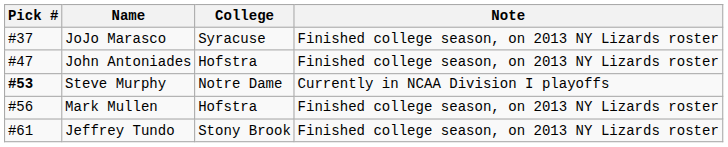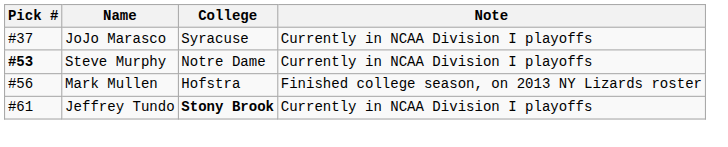(508, 39) Finished college season, on 2013 NY Lizards roster -> (437, 39) Currently in NCAA Division I playoffs
- row: (128, 62)
(245, 130) normal -> (228, 108) bold
(508, 130) Finished college season, on 2013 NY Lizards roster -> (437, 108) Currently in NCAA Division I playoffs
